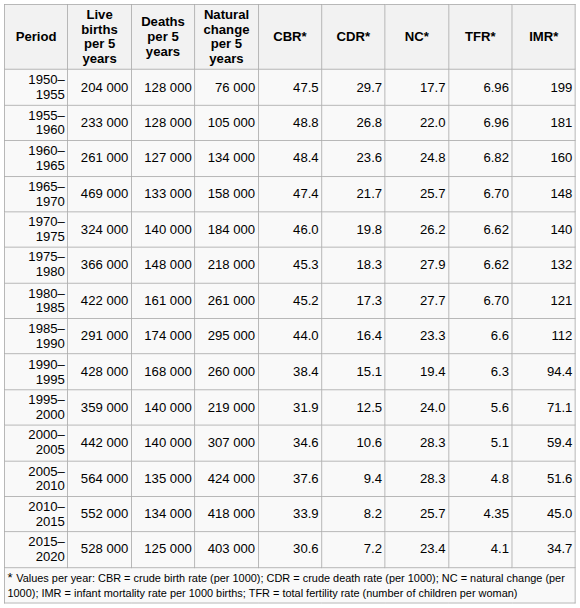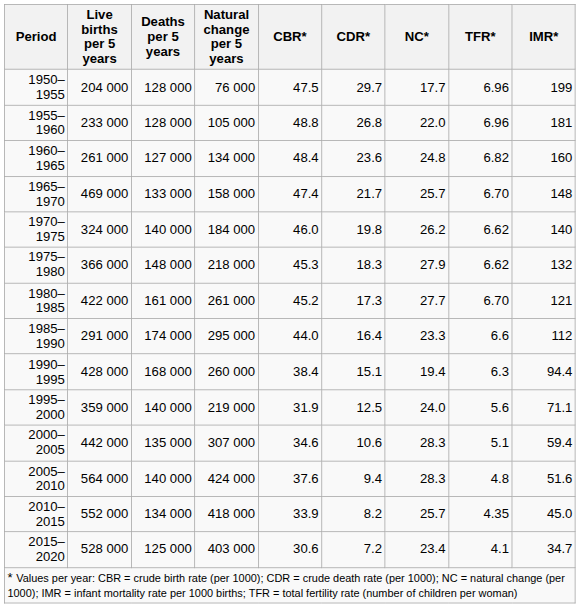(168, 443) 140 000 -> (168, 443) 135 000
(168, 478) 135 000 -> (168, 478) 140 000
